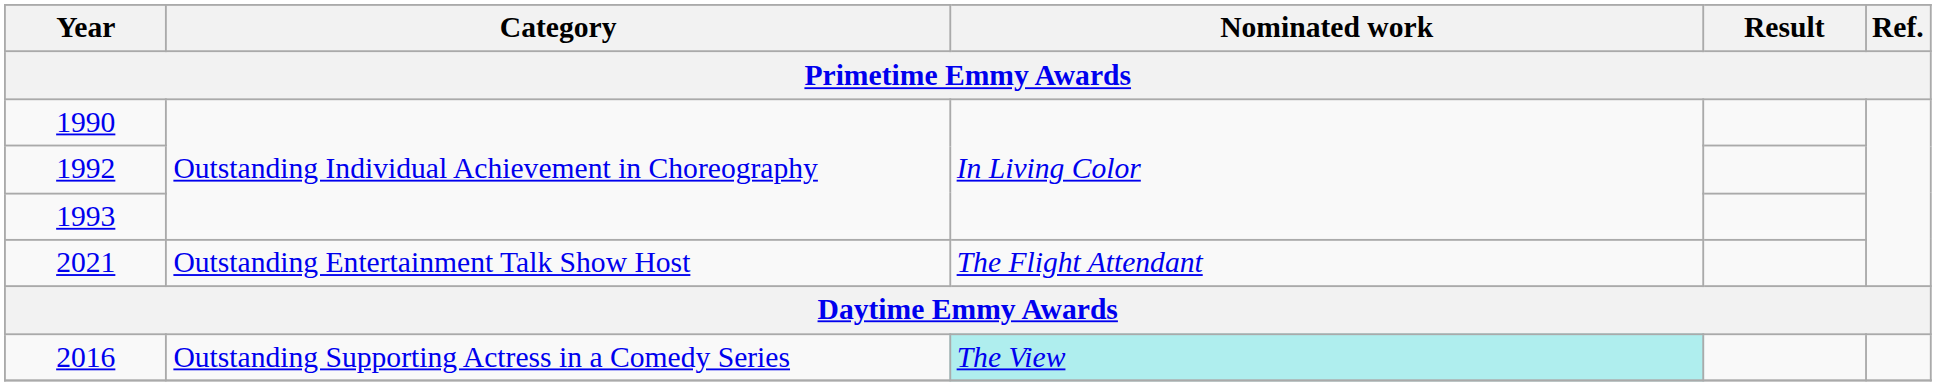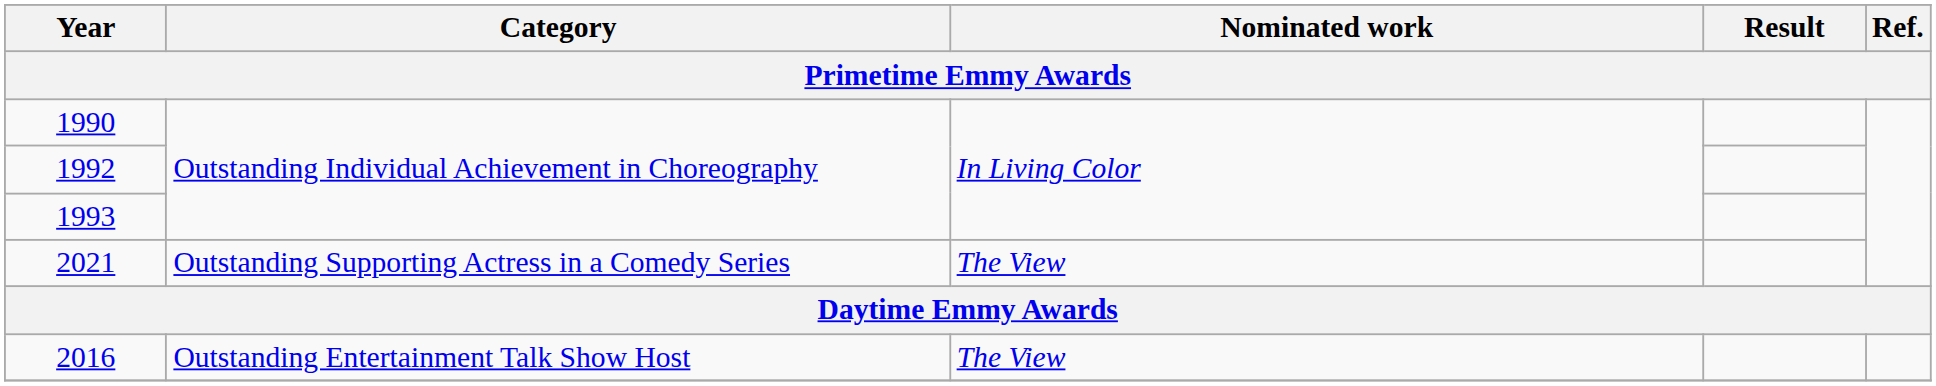(432, 262) Outstanding Entertainment Talk Show Host -> (482, 262) Outstanding Supporting Actress in a Comedy Series
(1080, 262) The Flight Attendant -> (1011, 262) The View
(482, 356) Outstanding Supporting Actress in a Comedy Series -> (432, 356) Outstanding Entertainment Talk Show Host
(1011, 356) paleturquoise background -> (1011, 356) no background
